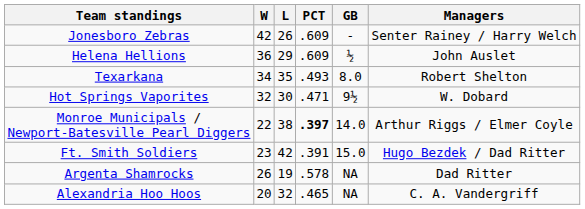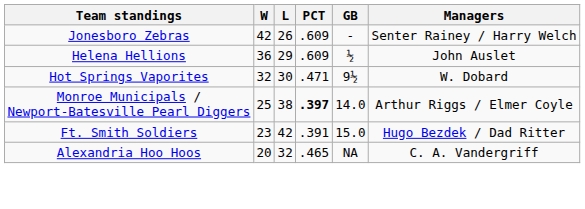- row: (129, 76)
(264, 125) 22 -> (264, 104) 25
- row: (129, 173)
